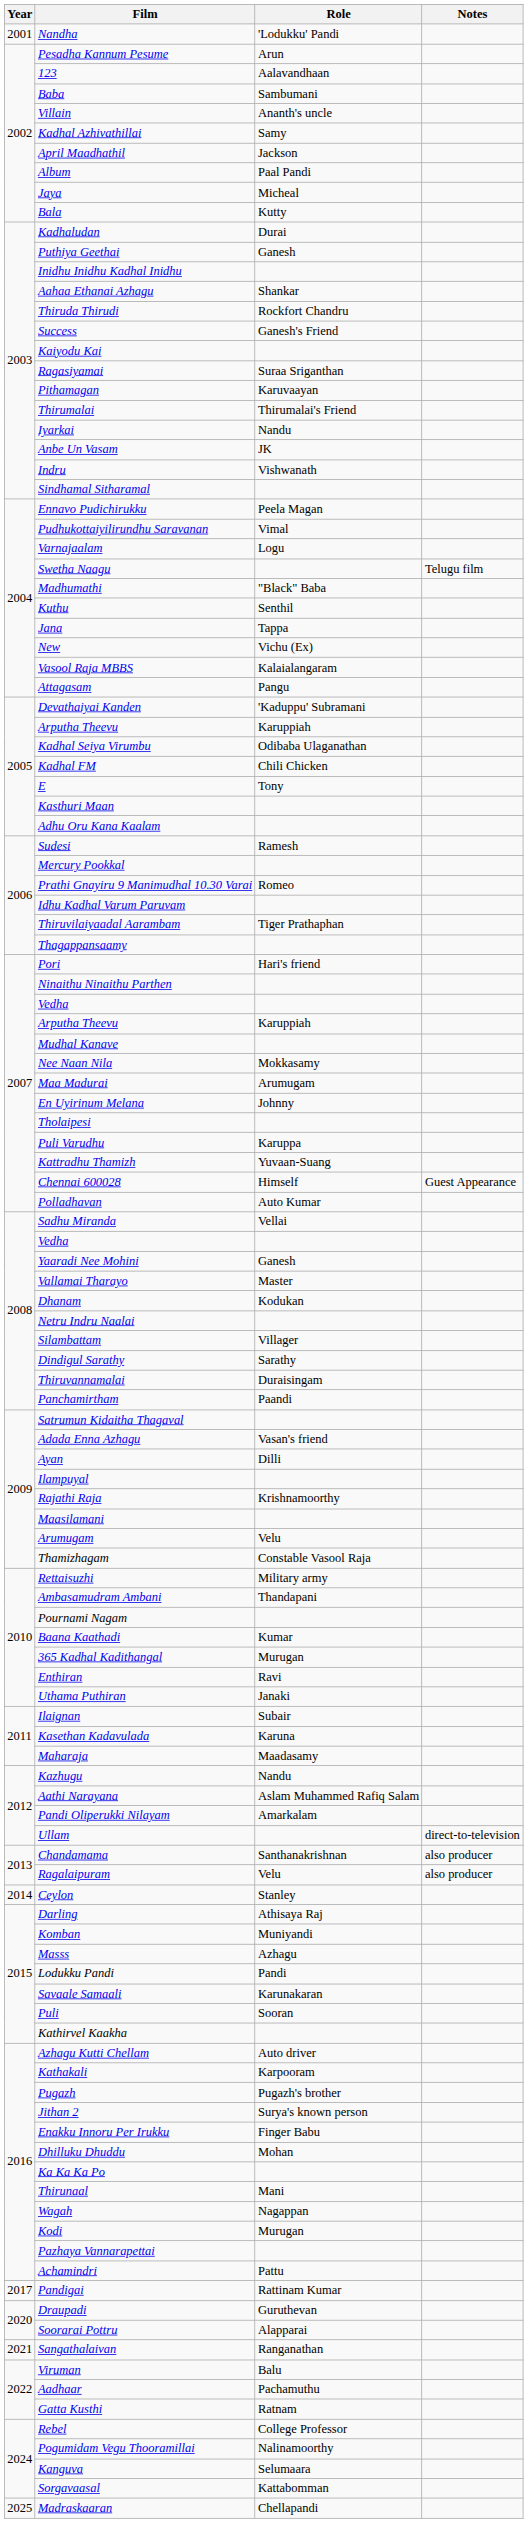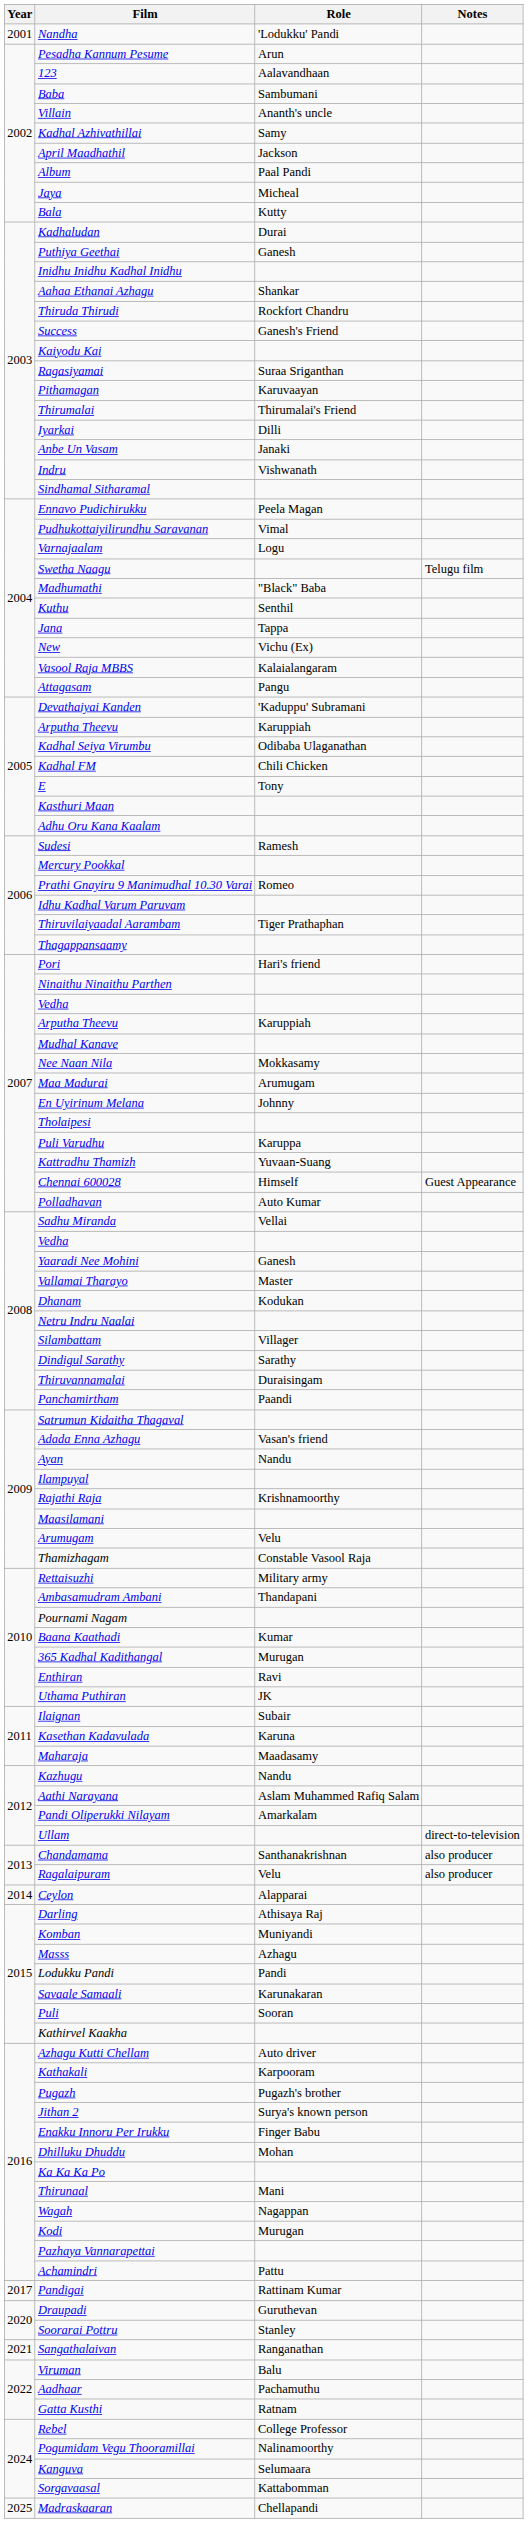(275, 430) Nandu -> (269, 430) Dilli
(265, 449) JK -> (274, 449) Janaki
(269, 1459) Dilli -> (275, 1459) Nandu
(274, 1696) Janaki -> (265, 1696) JK
(277, 1894) Stanley -> (283, 1894) Alapparai
(283, 2330) Alapparai -> (277, 2330) Stanley
